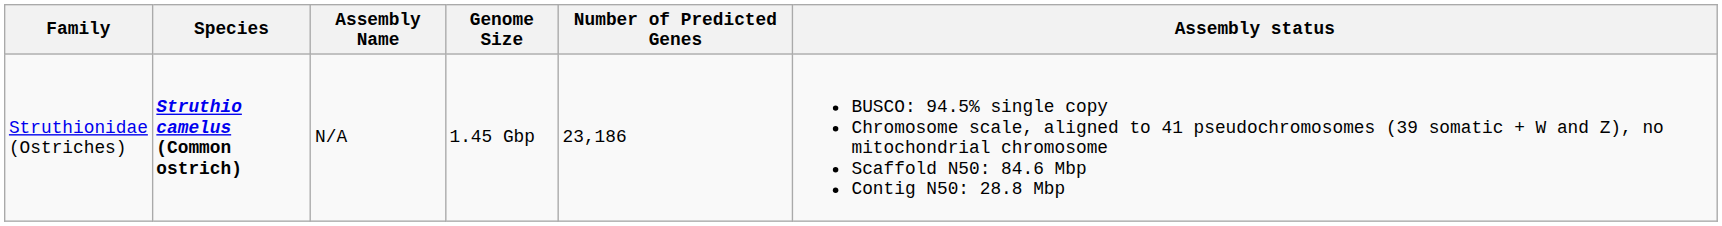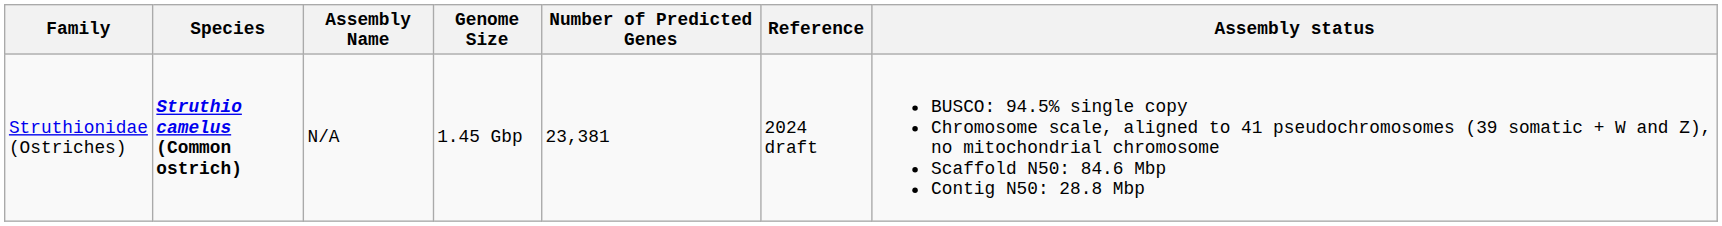+ column: (816, 29)
(595, 138) 23,186 -> (578, 138) 23,381
